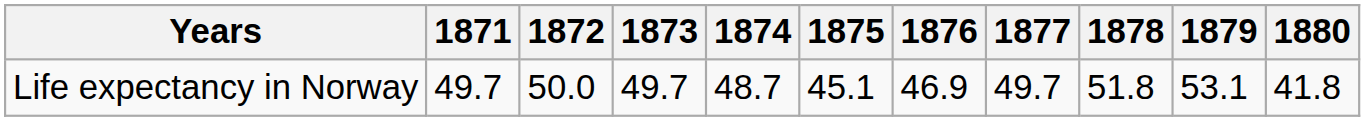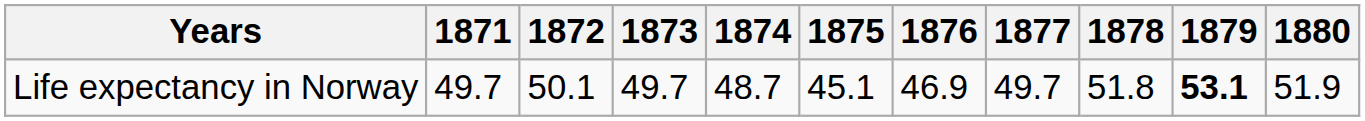(561, 87) 50.0 -> (561, 87) 50.1
(1214, 87) normal -> (1214, 87) bold
(1307, 87) 41.8 -> (1307, 87) 51.9
